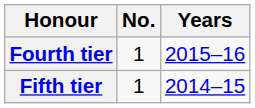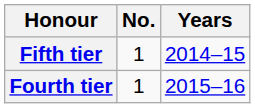rows swapped: (61, 53) <-> (61, 86)
